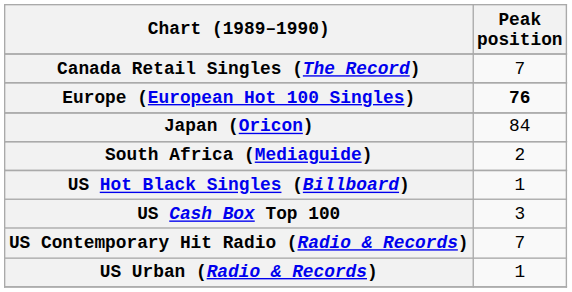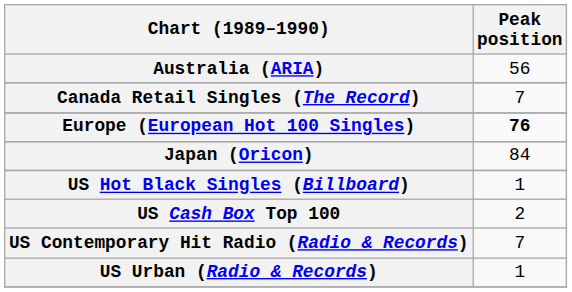+ row: (239, 69)
- row: (239, 156)
(520, 214) 3 -> (520, 214) 2
